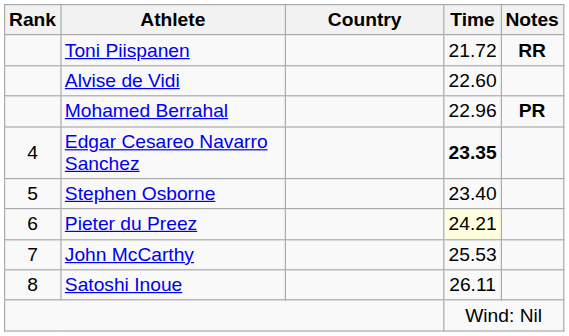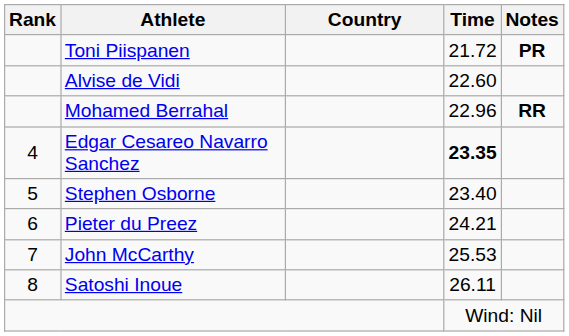(532, 50) RR -> (532, 50) PR
(532, 111) PR -> (532, 111) RR
(473, 224) lightyellow background -> (473, 224) no background
